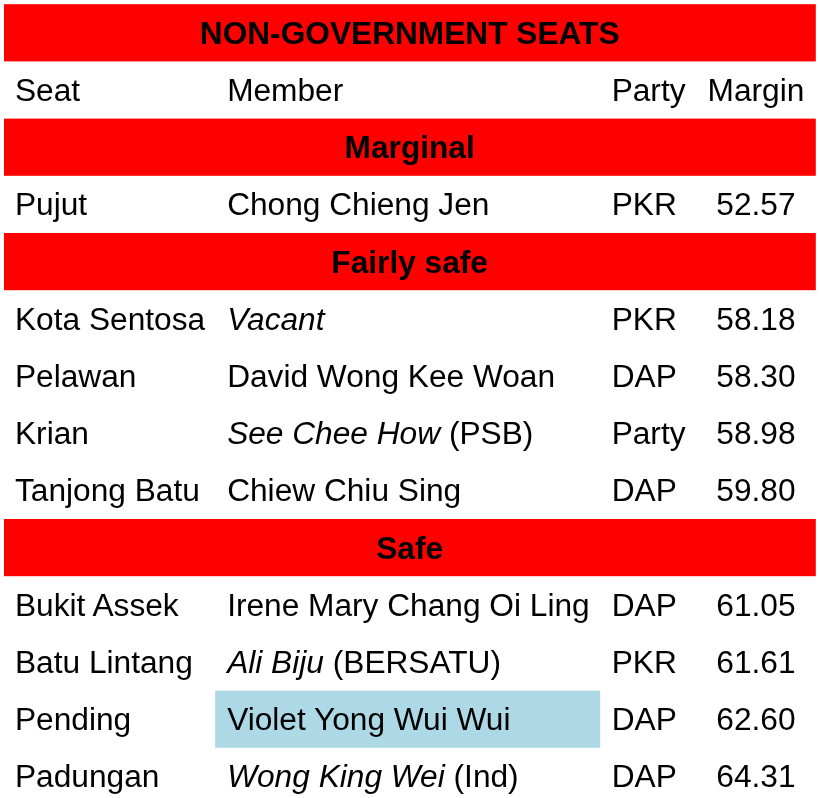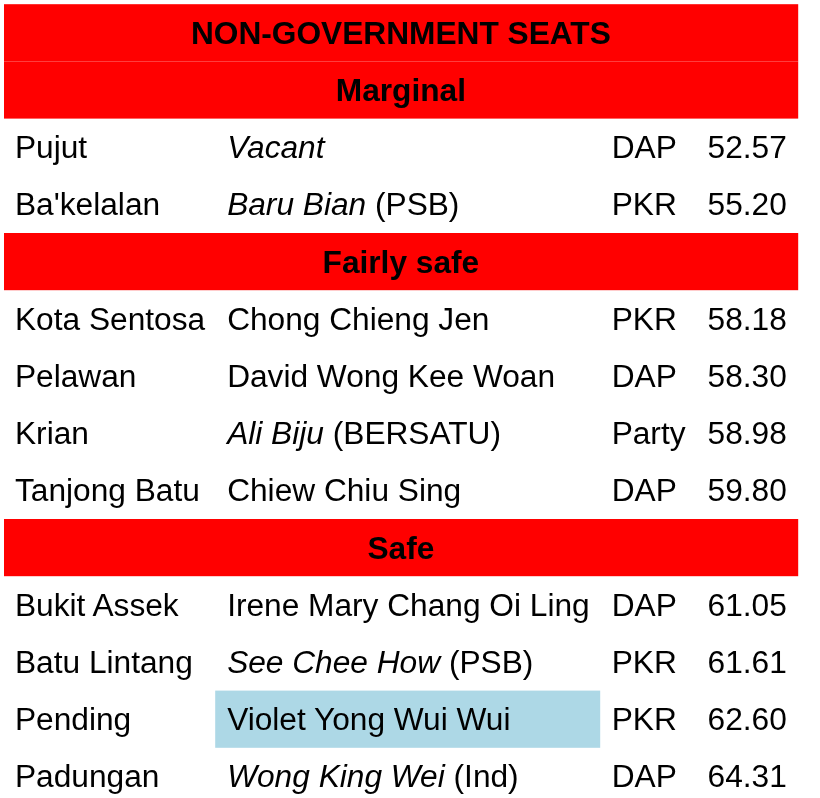- row: (48, 89)
(358, 204) Chong Chieng Jen -> (276, 147) Vacant
(644, 204) PKR -> (644, 147) DAP
+ row: (88, 204)
(276, 318) Vacant -> (358, 318) Chong Chieng Jen
(380, 433) See Chee How (PSB) -> (364, 433) Ali Biju (BERSATU)
(364, 661) Ali Biju (BERSATU) -> (380, 661) See Chee How (PSB)
(644, 719) DAP -> (644, 719) PKR
